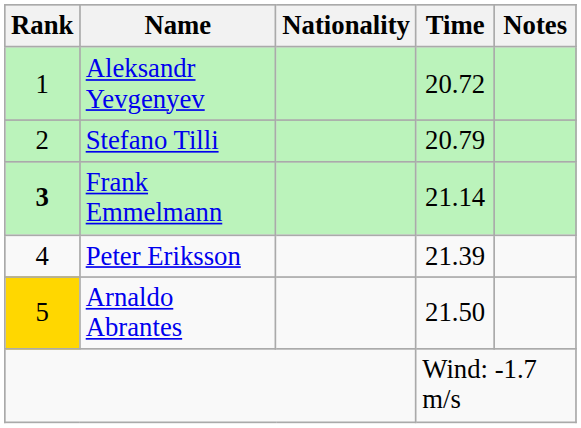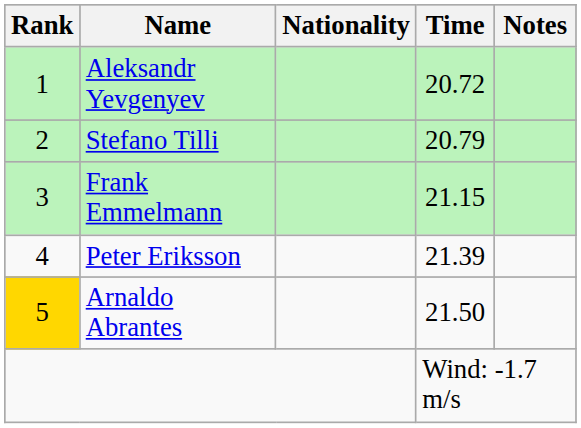(42, 197) bold -> (42, 197) normal
(455, 197) 21.14 -> (455, 197) 21.15
